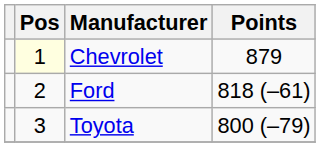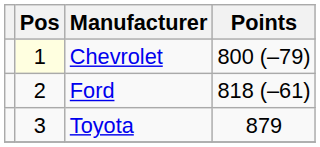(264, 57) 879 -> (264, 57) 800 (–79)
(264, 125) 800 (–79) -> (264, 125) 879
